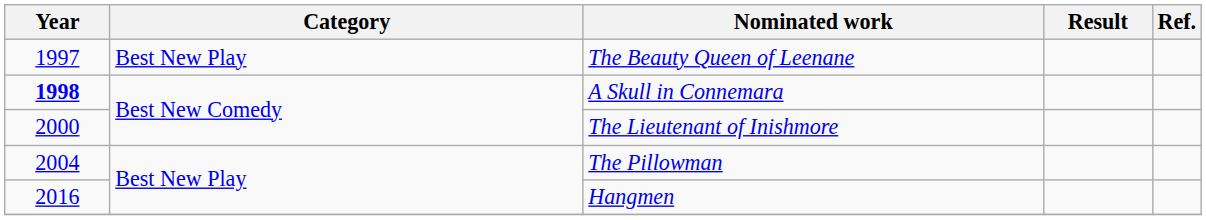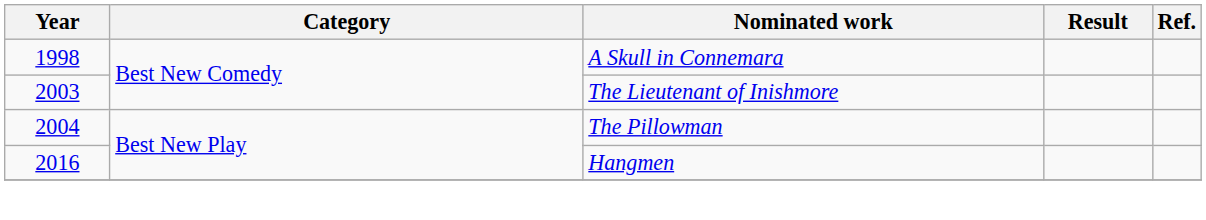- row: (721, 57)
(57, 92) bold -> (57, 57) normal
(57, 127) 2000 -> (57, 92) 2003
